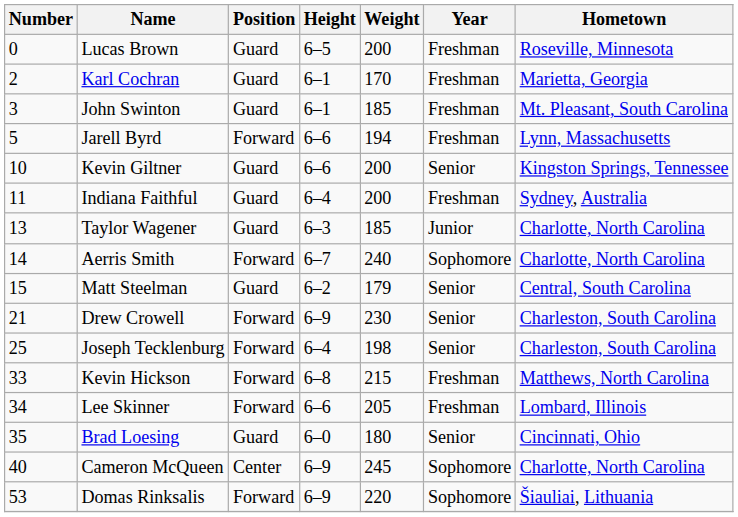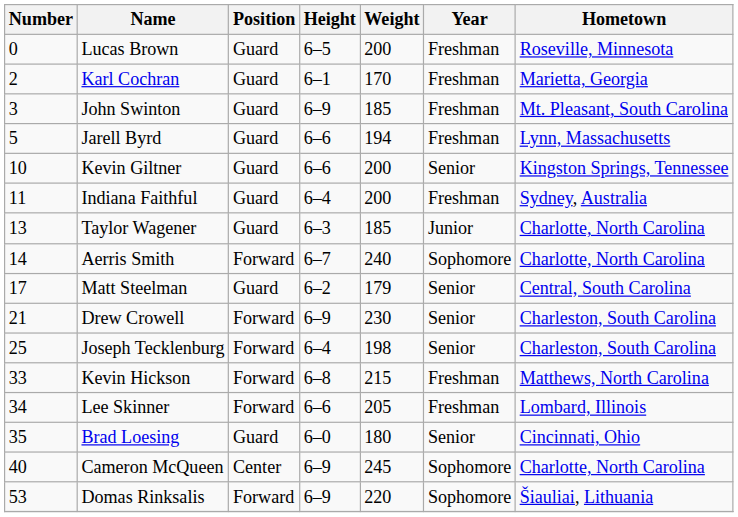(317, 109) 6–1 -> (317, 109) 6–9
(264, 138) Forward -> (256, 138) Guard
(18, 288) 15 -> (18, 288) 17
